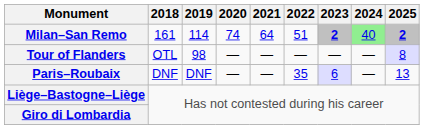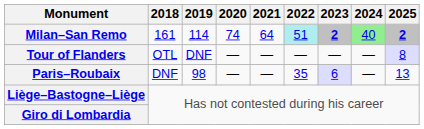(301, 34) no background -> (301, 34) paleturquoise background
(199, 54) 98 -> (199, 54) DNF
(199, 74) DNF -> (199, 74) 98
